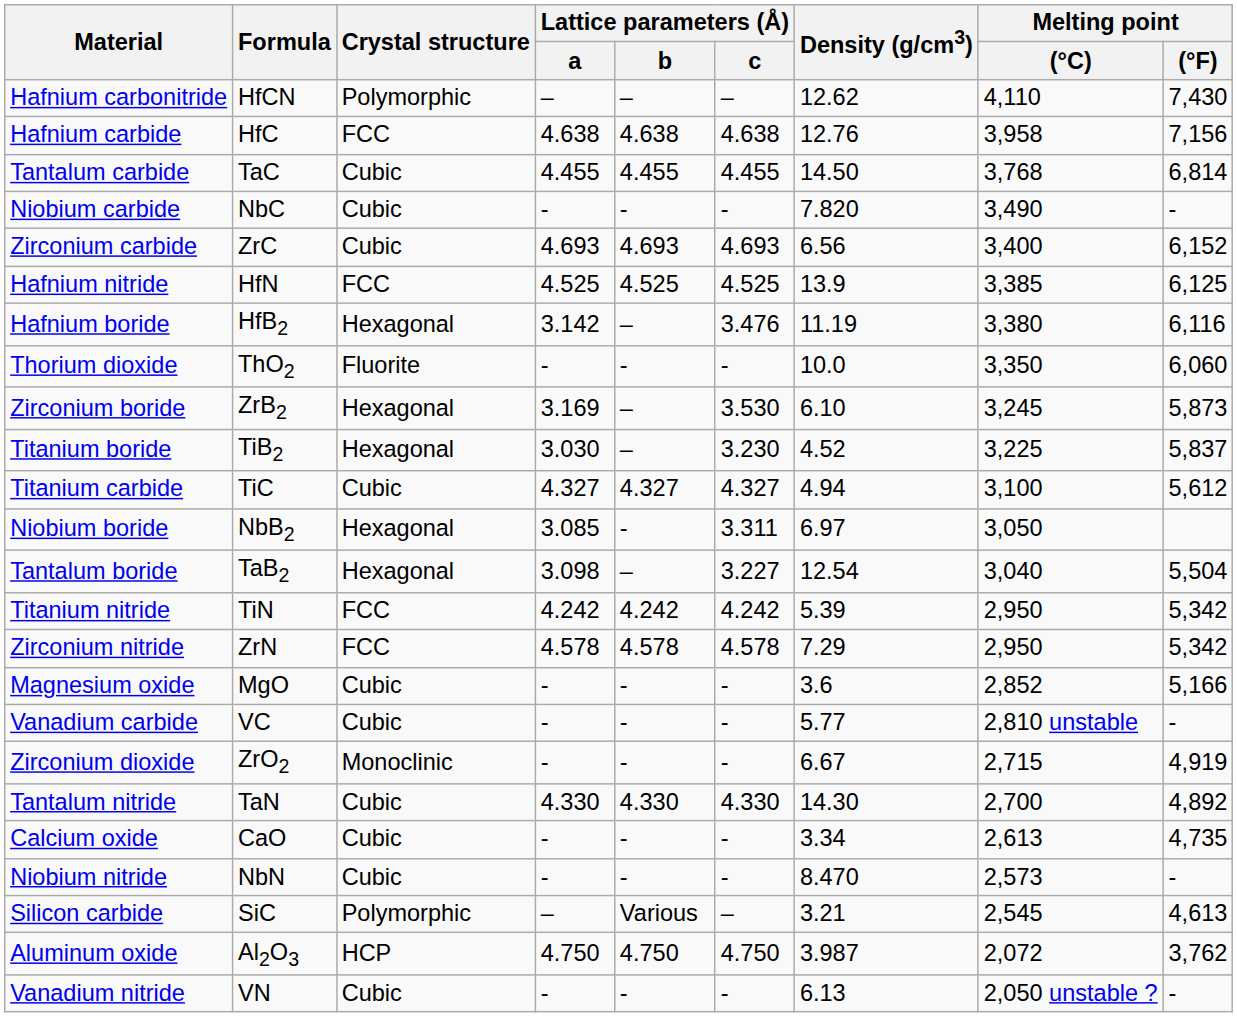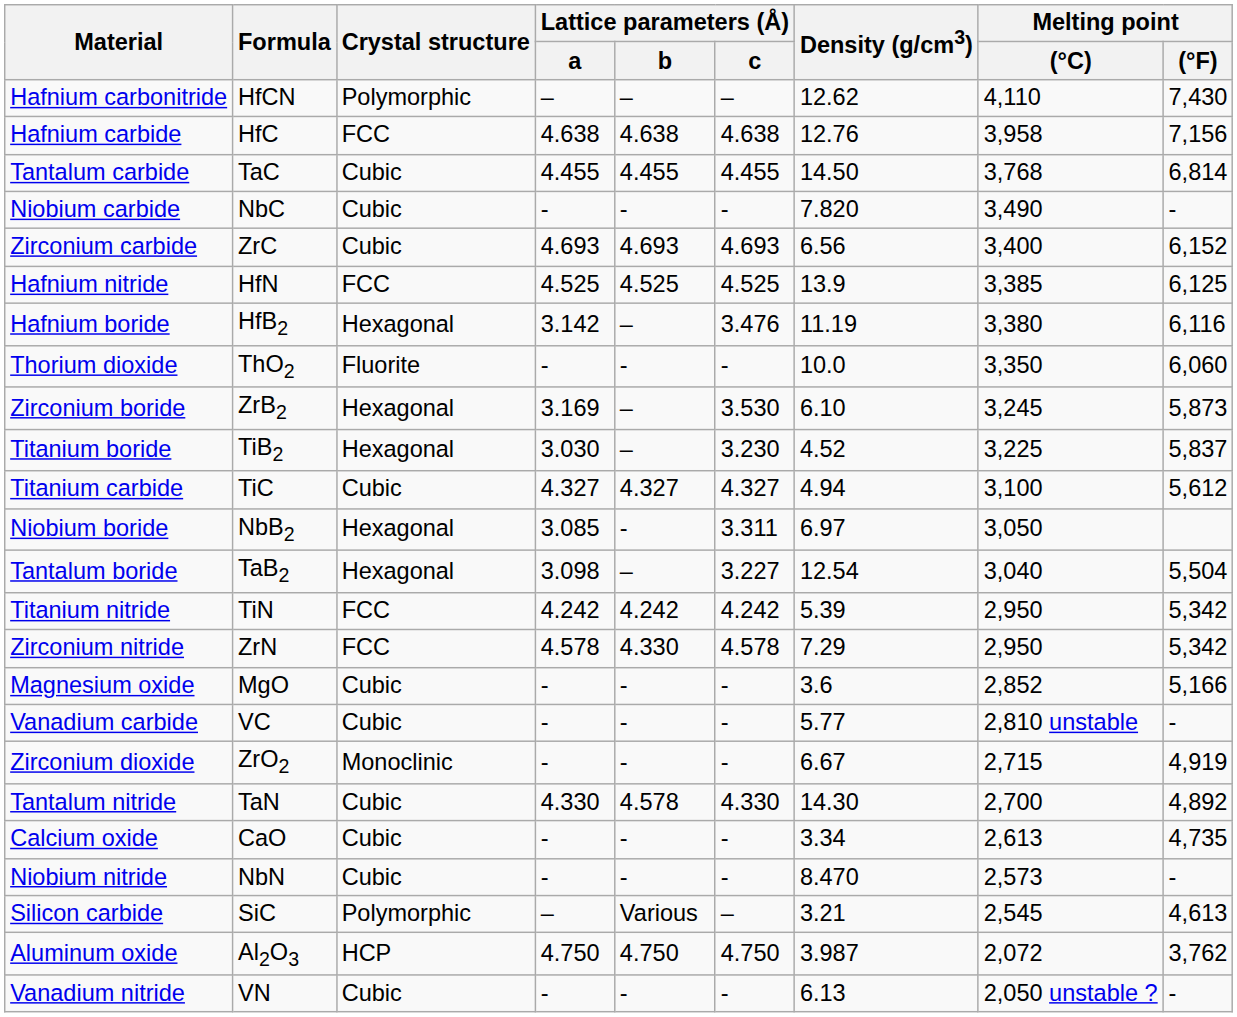(649, 648) 4.578 -> (649, 648) 4.330
(649, 801) 4.330 -> (649, 801) 4.578
